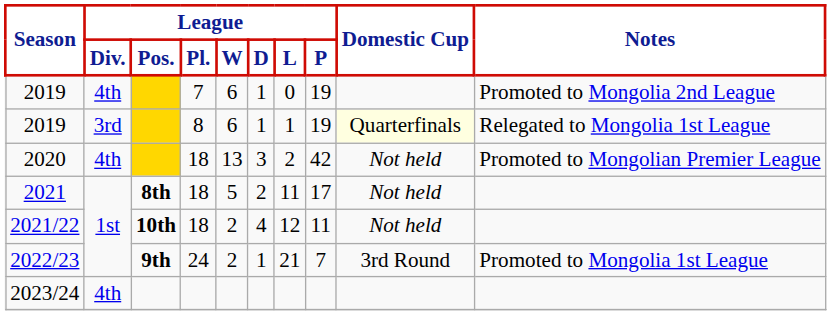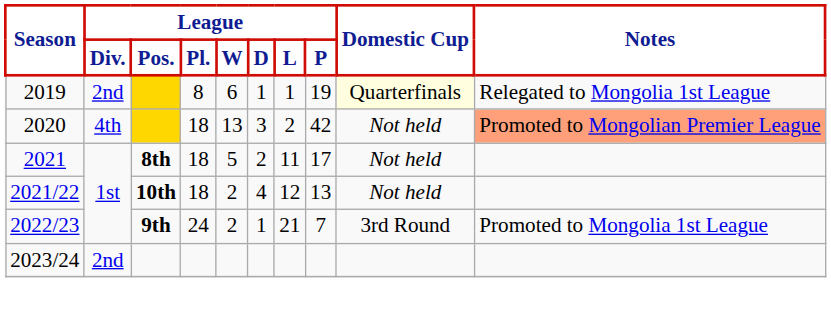- row: (45, 92)
(108, 125) 3rd -> (108, 92) 2nd
(650, 159) no background -> (650, 125) lightsalmon background
(321, 226) 11 -> (321, 192) 13
(108, 293) 4th -> (108, 259) 2nd
